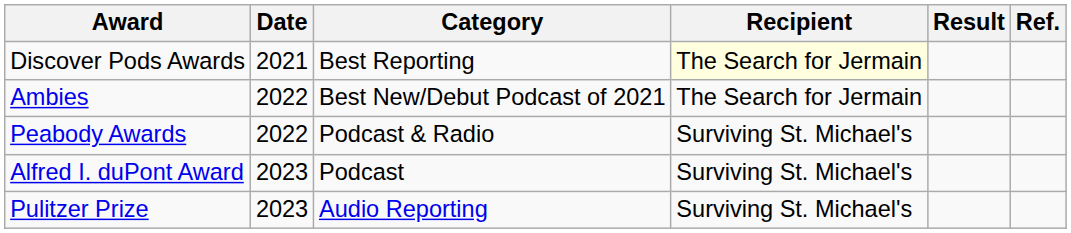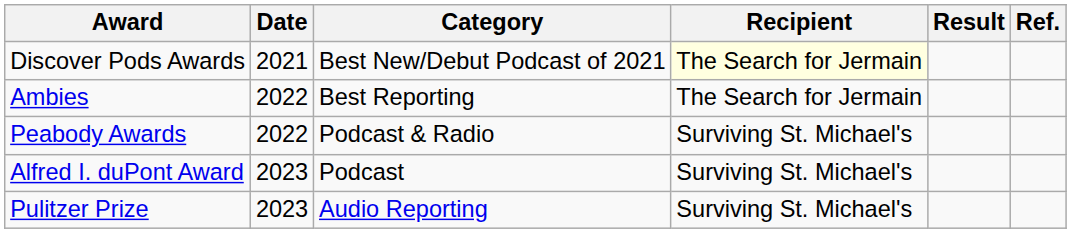(397, 60) Best Reporting -> (492, 60) Best New/Debut Podcast of 2021
(492, 97) Best New/Debut Podcast of 2021 -> (397, 97) Best Reporting
